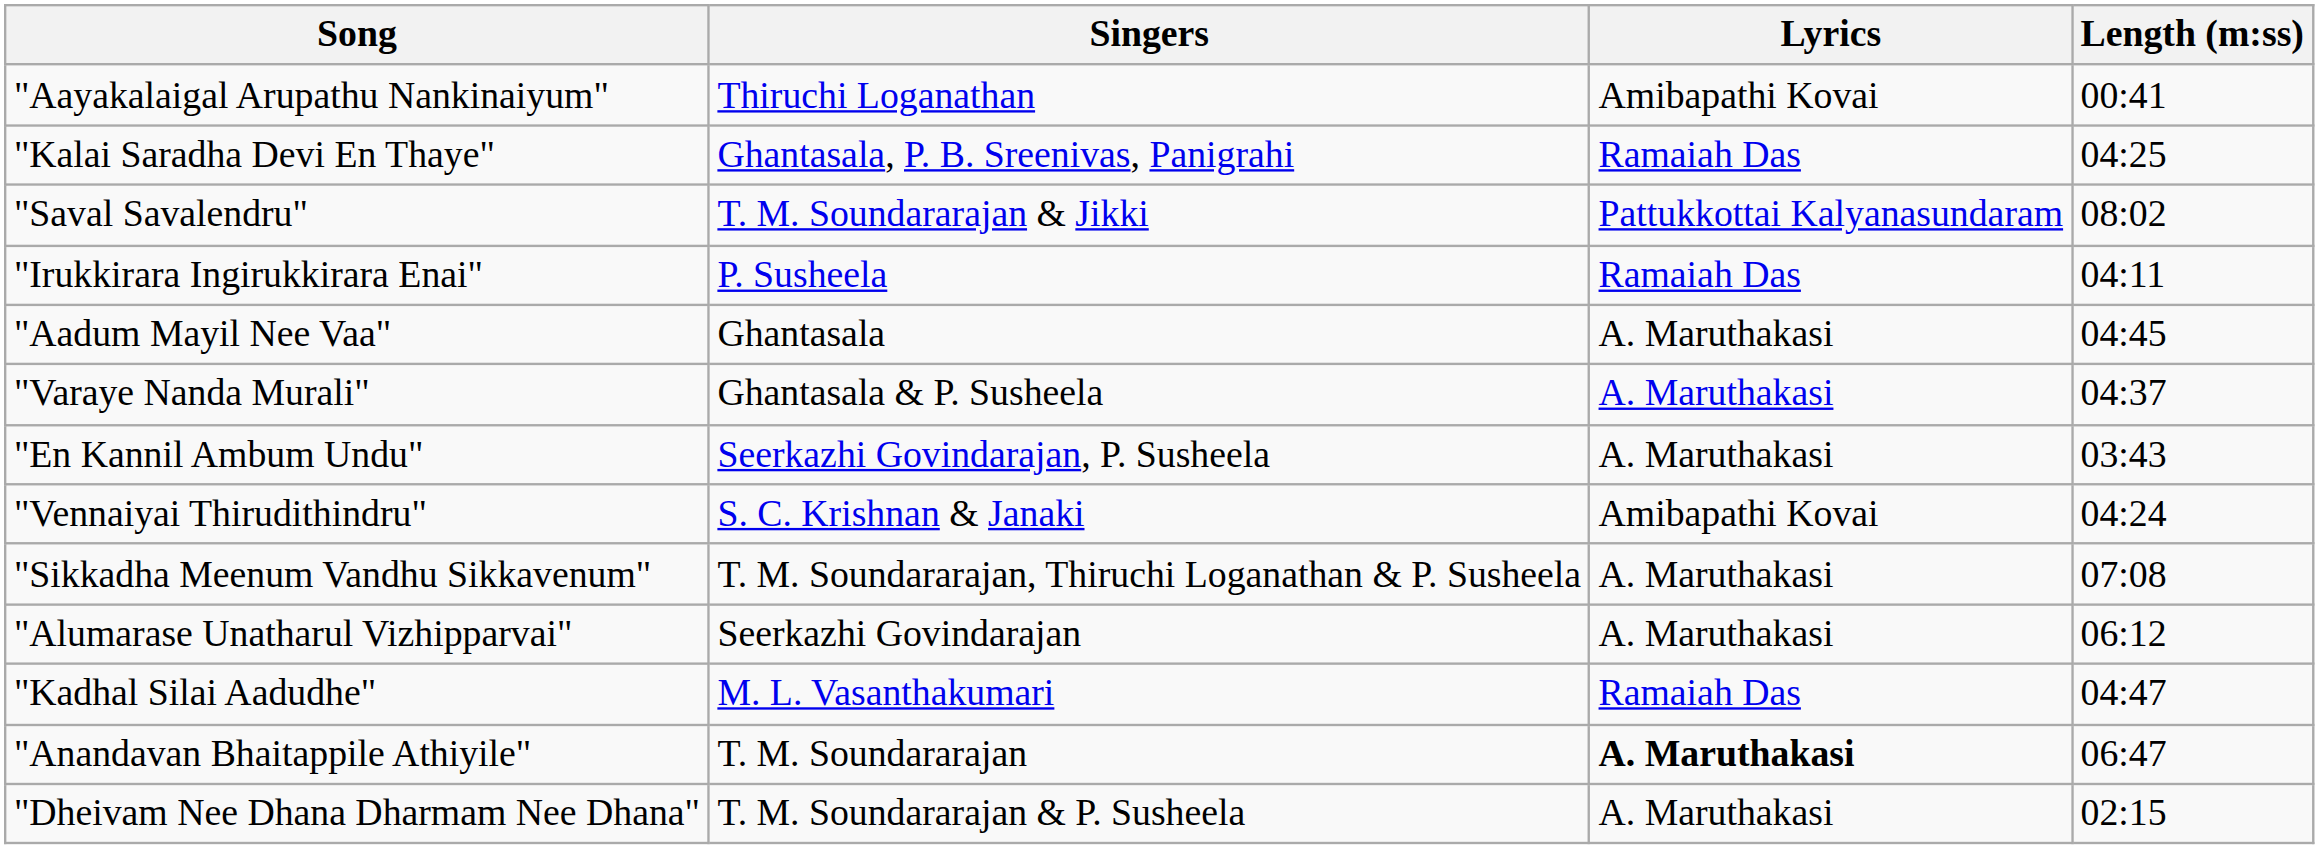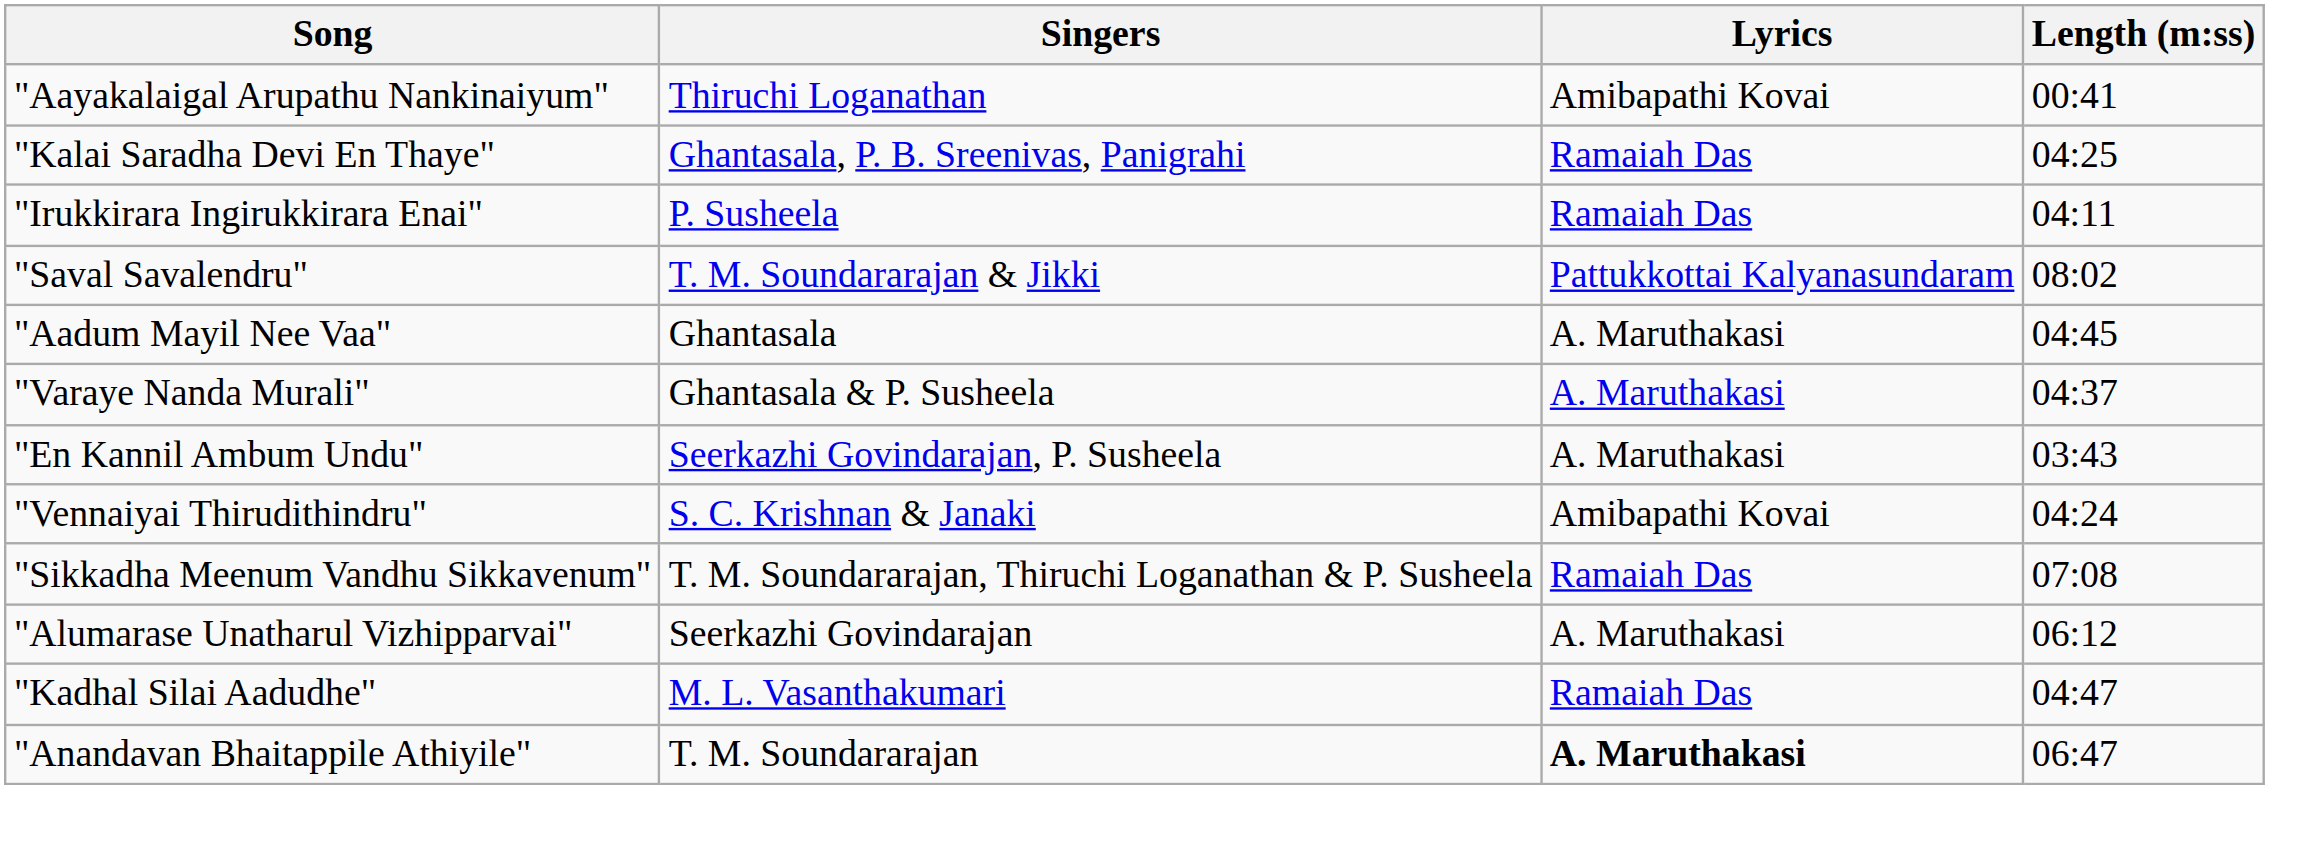rows swapped: (248, 273) <-> (161, 214)
(1716, 573) A. Maruthakasi -> (1651, 573) Ramaiah Das
- row: (357, 812)
